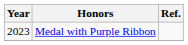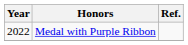(18, 31) 2023 -> (18, 31) 2022
